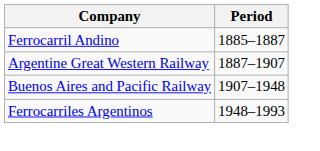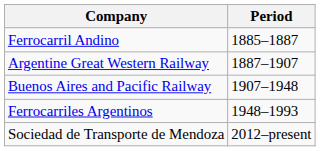+ row: (116, 134)
